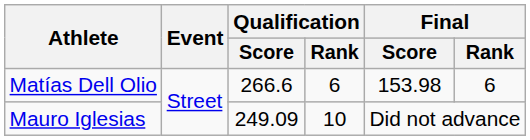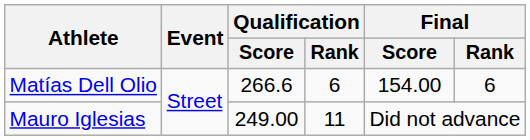(410, 86) 153.98 -> (410, 86) 154.00
(267, 119) 249.09 -> (267, 119) 249.00
(335, 119) 10 -> (335, 119) 11
